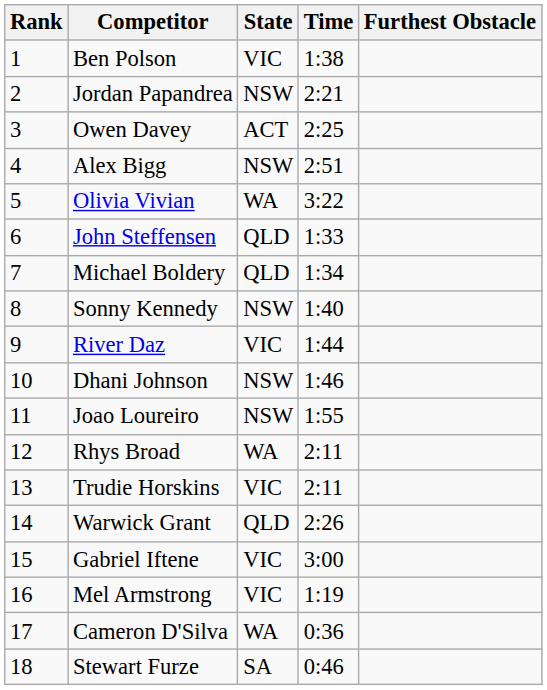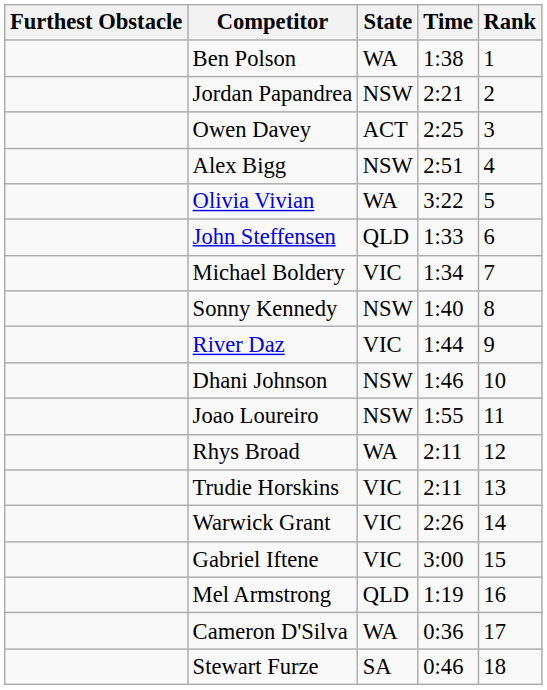columns swapped: (36, 22) <-> (450, 22)
(263, 58) VIC -> (380, 58) WA
(266, 272) QLD -> (382, 272) VIC
(266, 523) QLD -> (382, 523) VIC
(263, 594) VIC -> (386, 594) QLD
